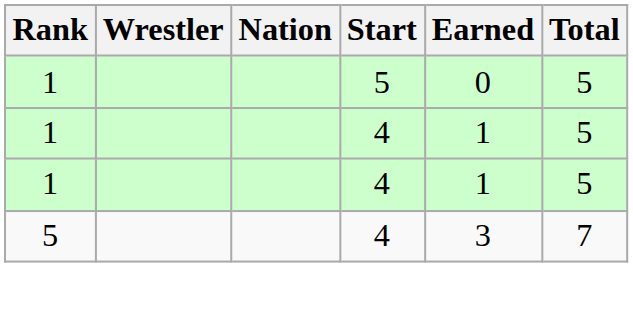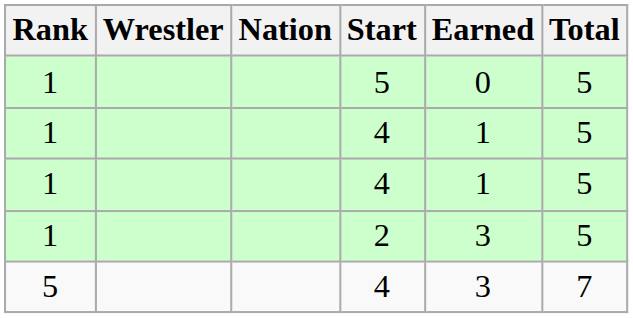+ row: (50, 235)
